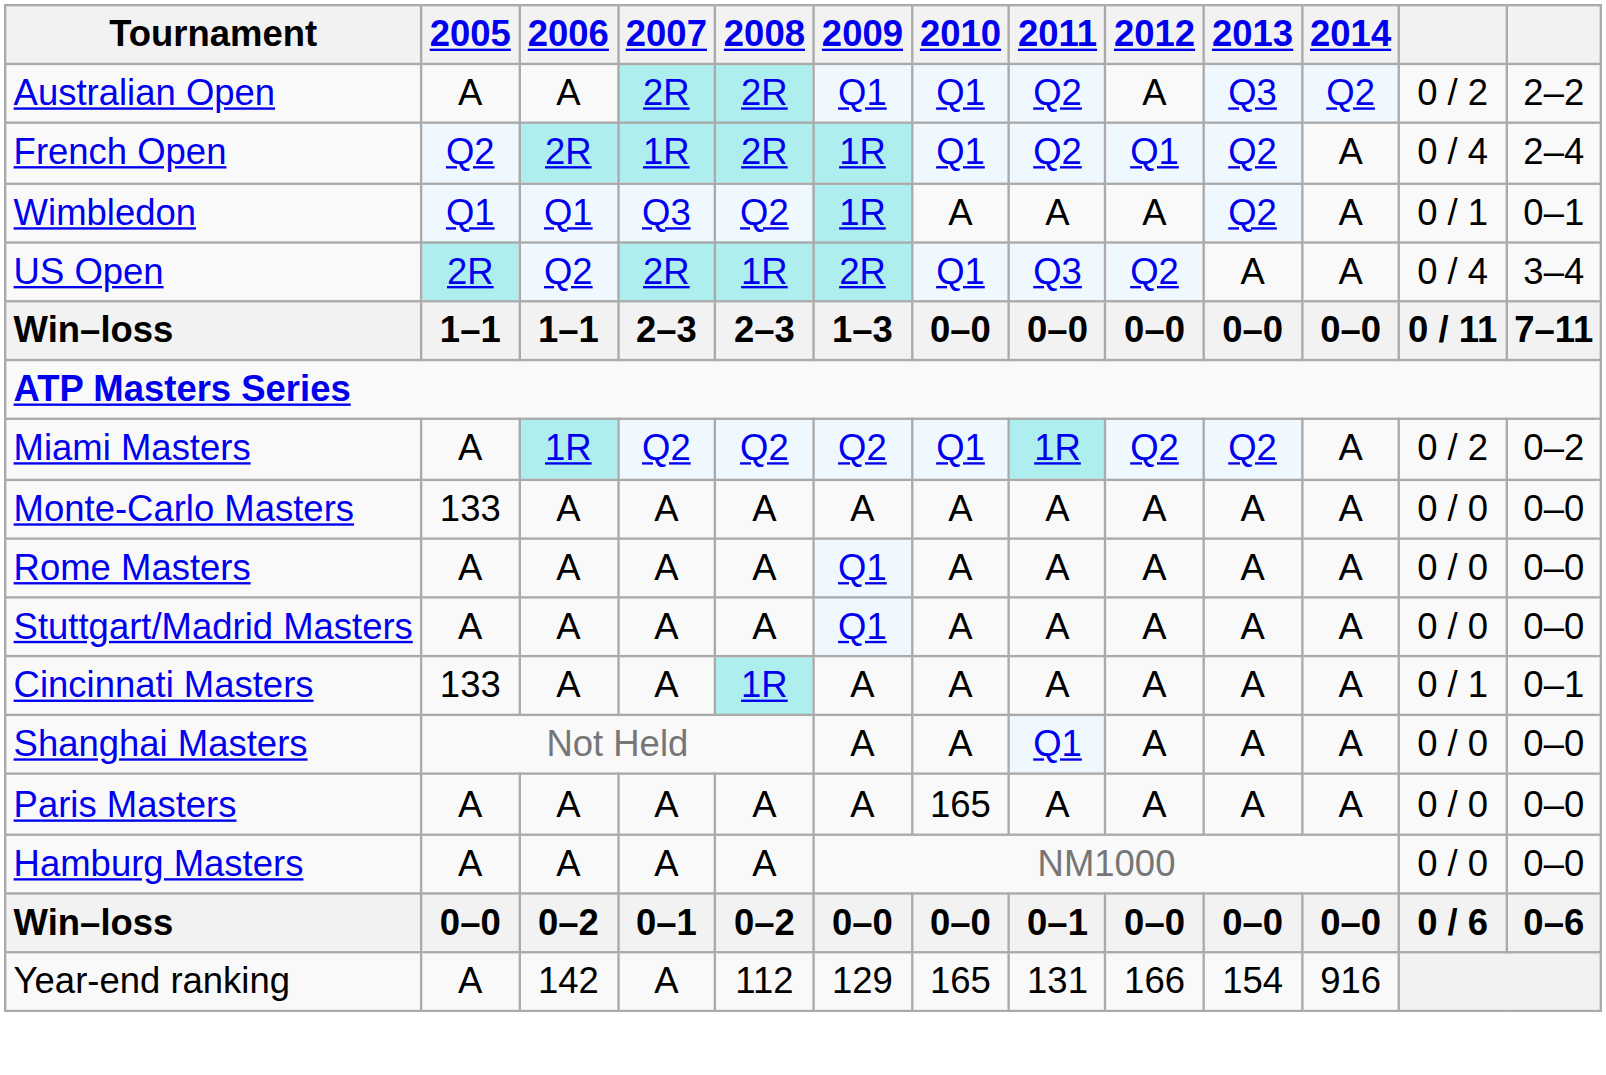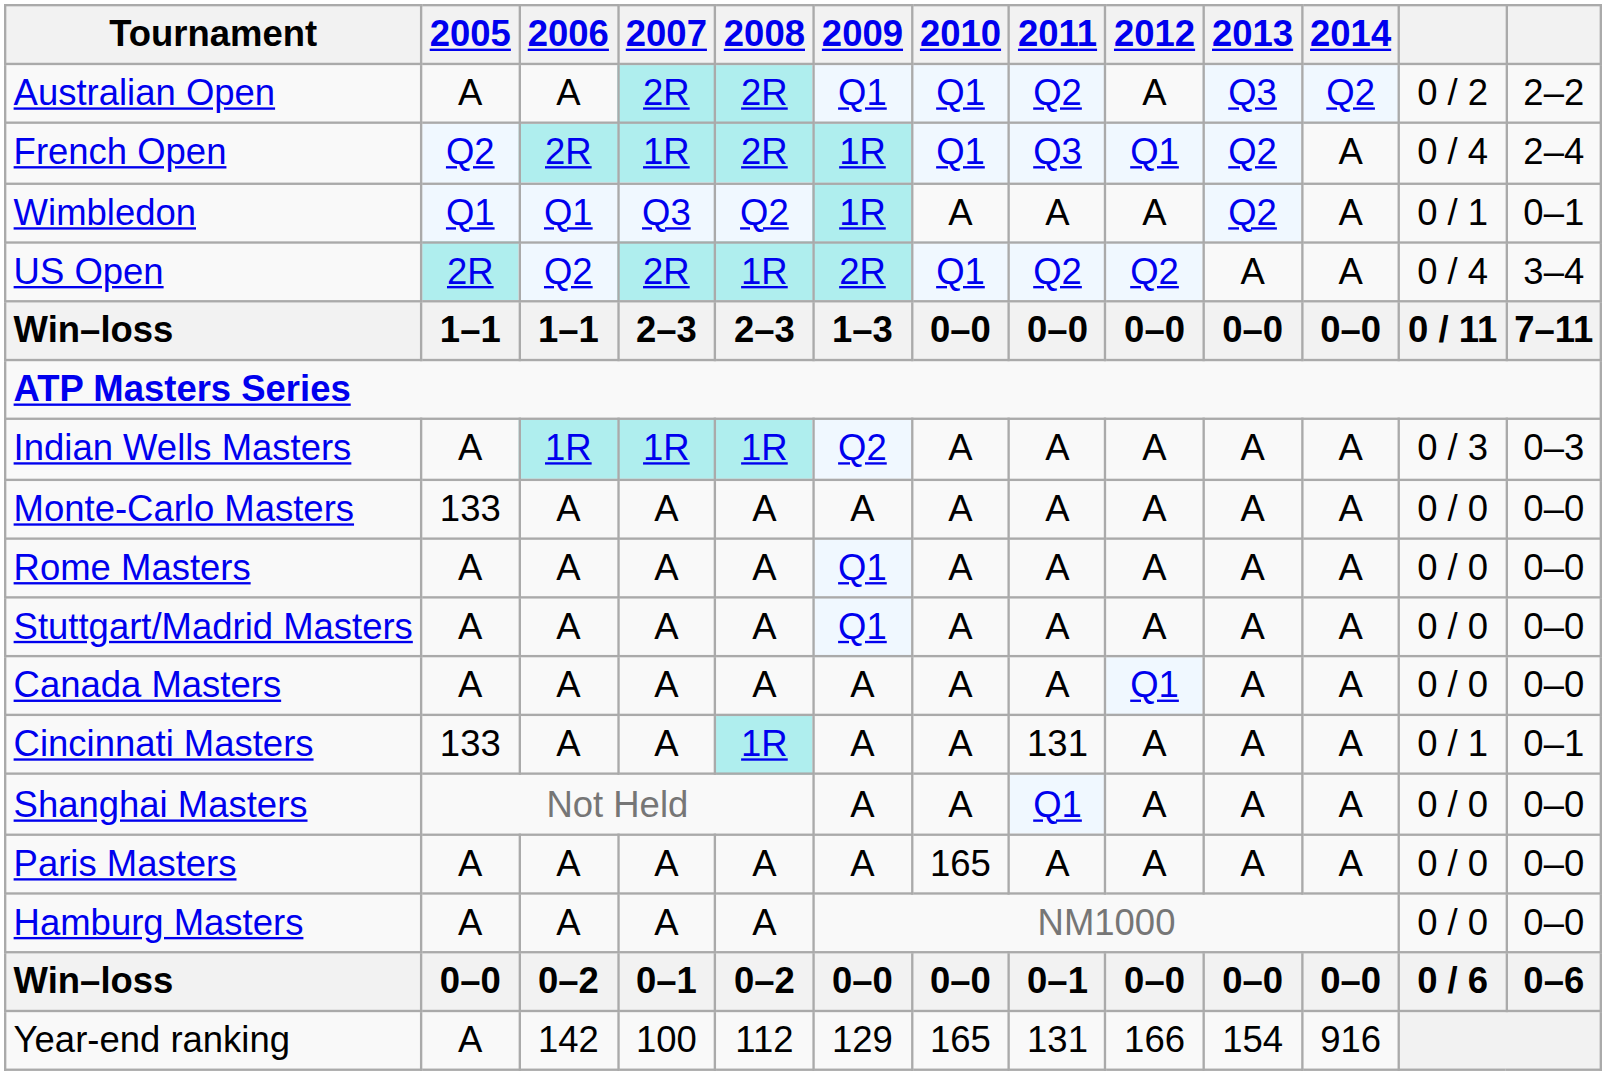(1058, 151) Q2 -> (1058, 151) Q3
(1058, 270) Q3 -> (1058, 270) Q2
+ row: (182, 447)
- row: (132, 447)
+ row: (147, 684)
(1058, 684) A -> (1058, 743) 131
(666, 980) A -> (666, 1039) 100
